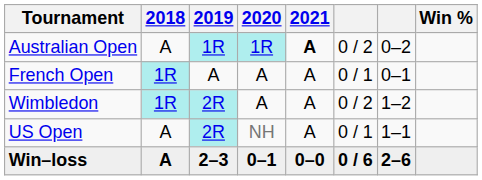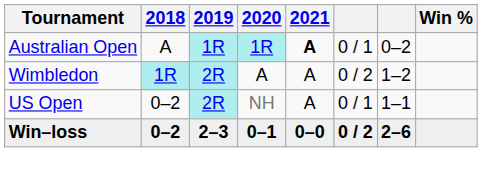(355, 47) 0 / 2 -> (355, 47) 0 / 1
- row: (61, 75)
(165, 132) A -> (165, 103) 0–2
(165, 160) A -> (165, 132) 0–2
(355, 160) 0 / 6 -> (355, 132) 0 / 2
